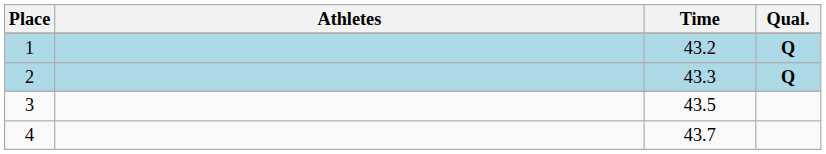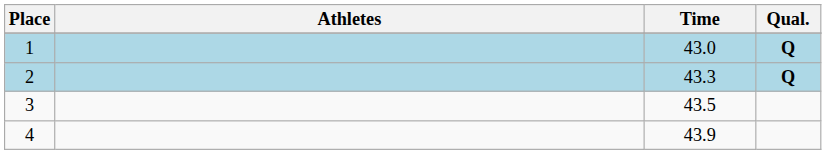(700, 47) 43.2 -> (700, 47) 43.0
(700, 134) 43.7 -> (700, 134) 43.9
